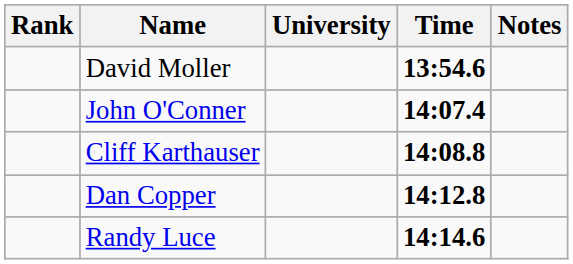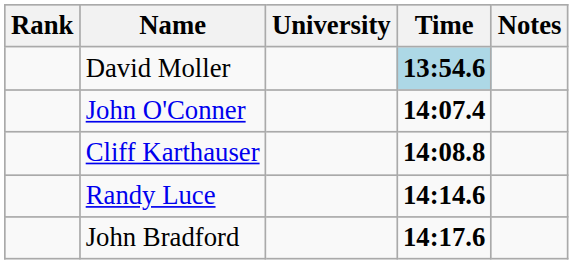(444, 68) no background -> (444, 68) lightblue background
- row: (151, 195)
+ row: (163, 237)
